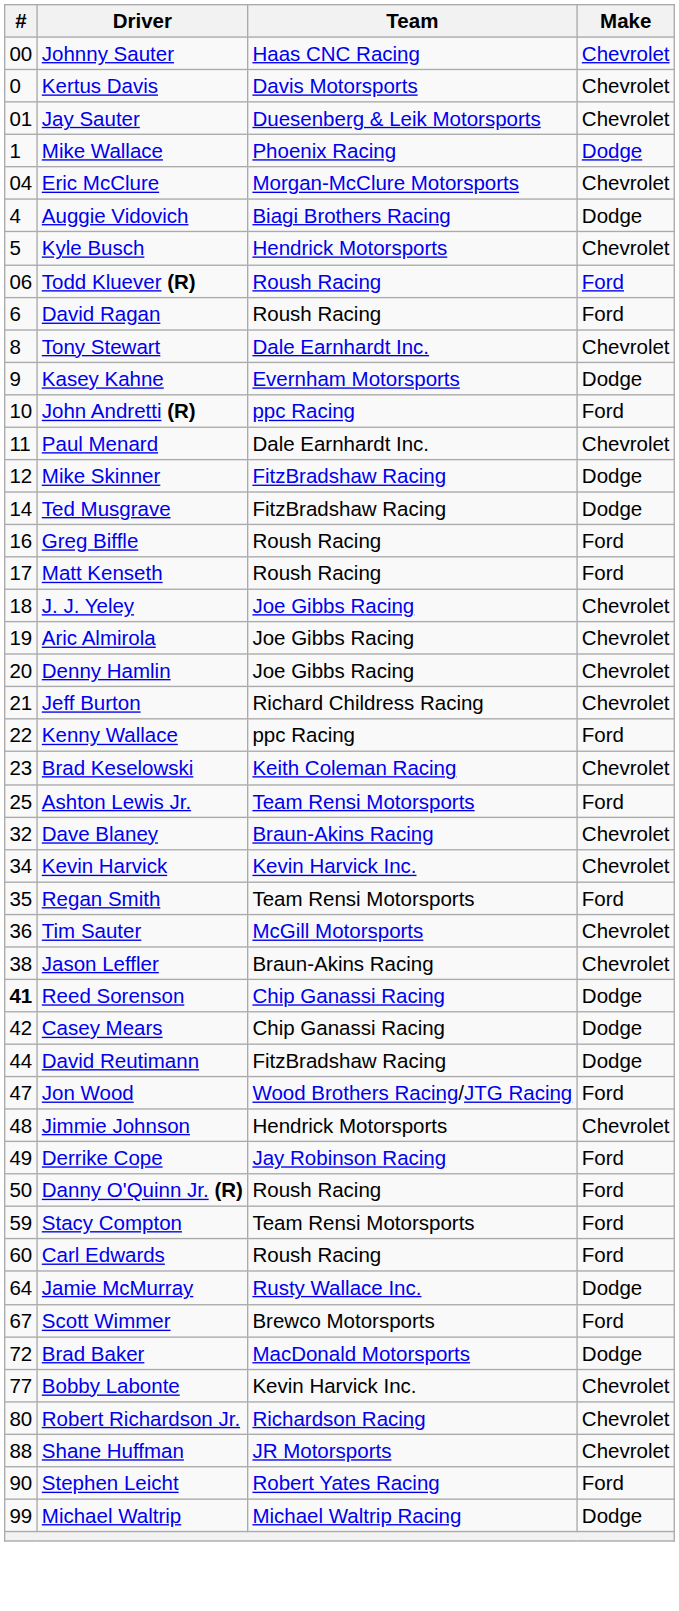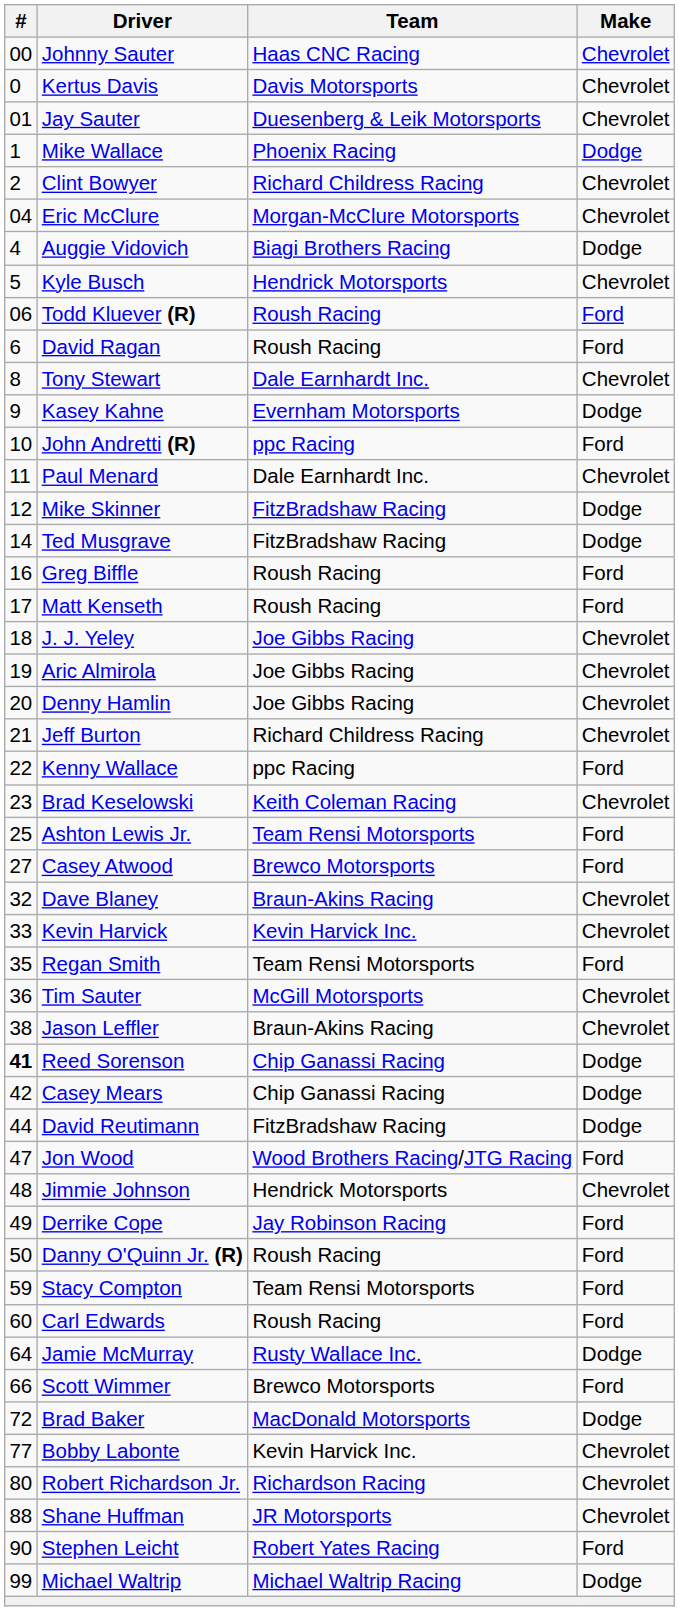+ row: (99, 184)
+ row: (107, 866)
(21, 866) 34 -> (21, 931) 33
(21, 1320) 67 -> (21, 1385) 66
